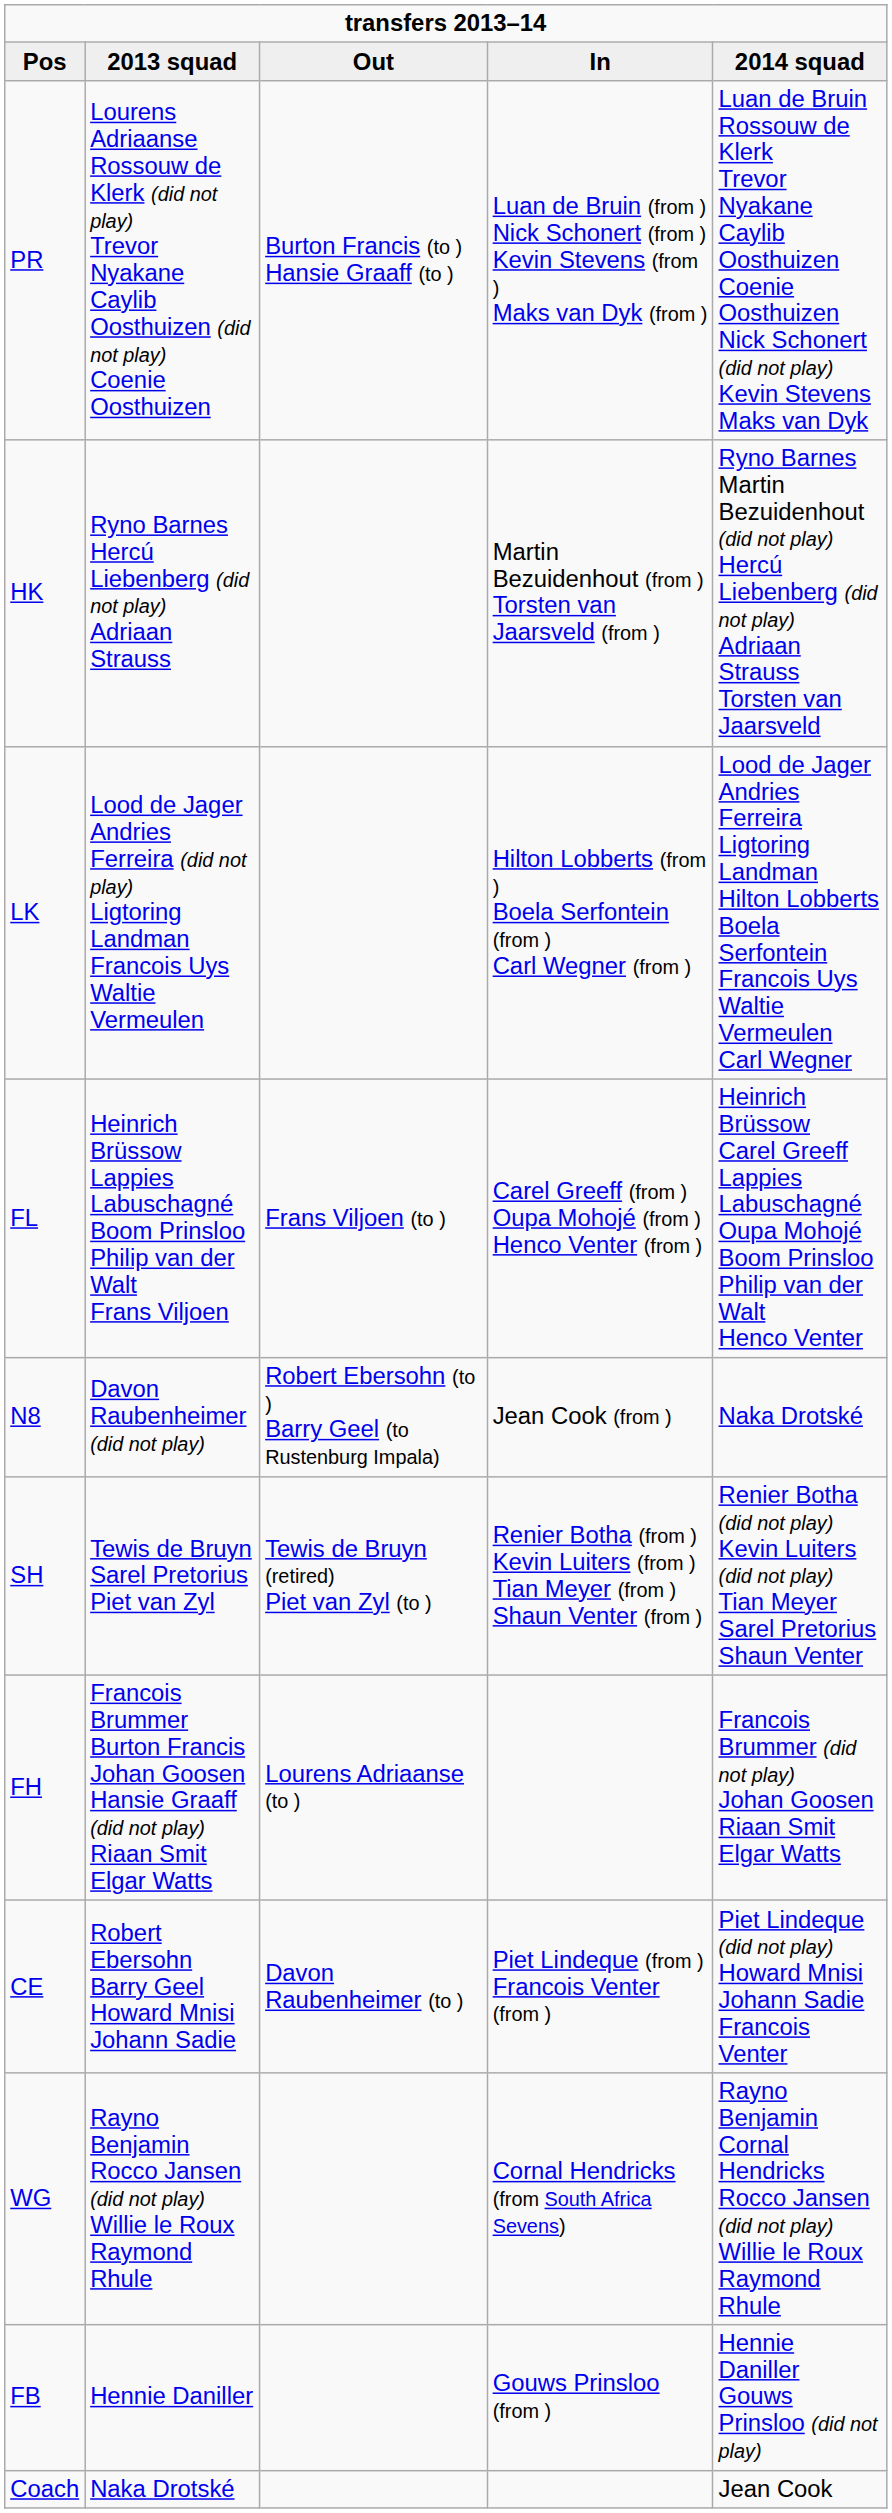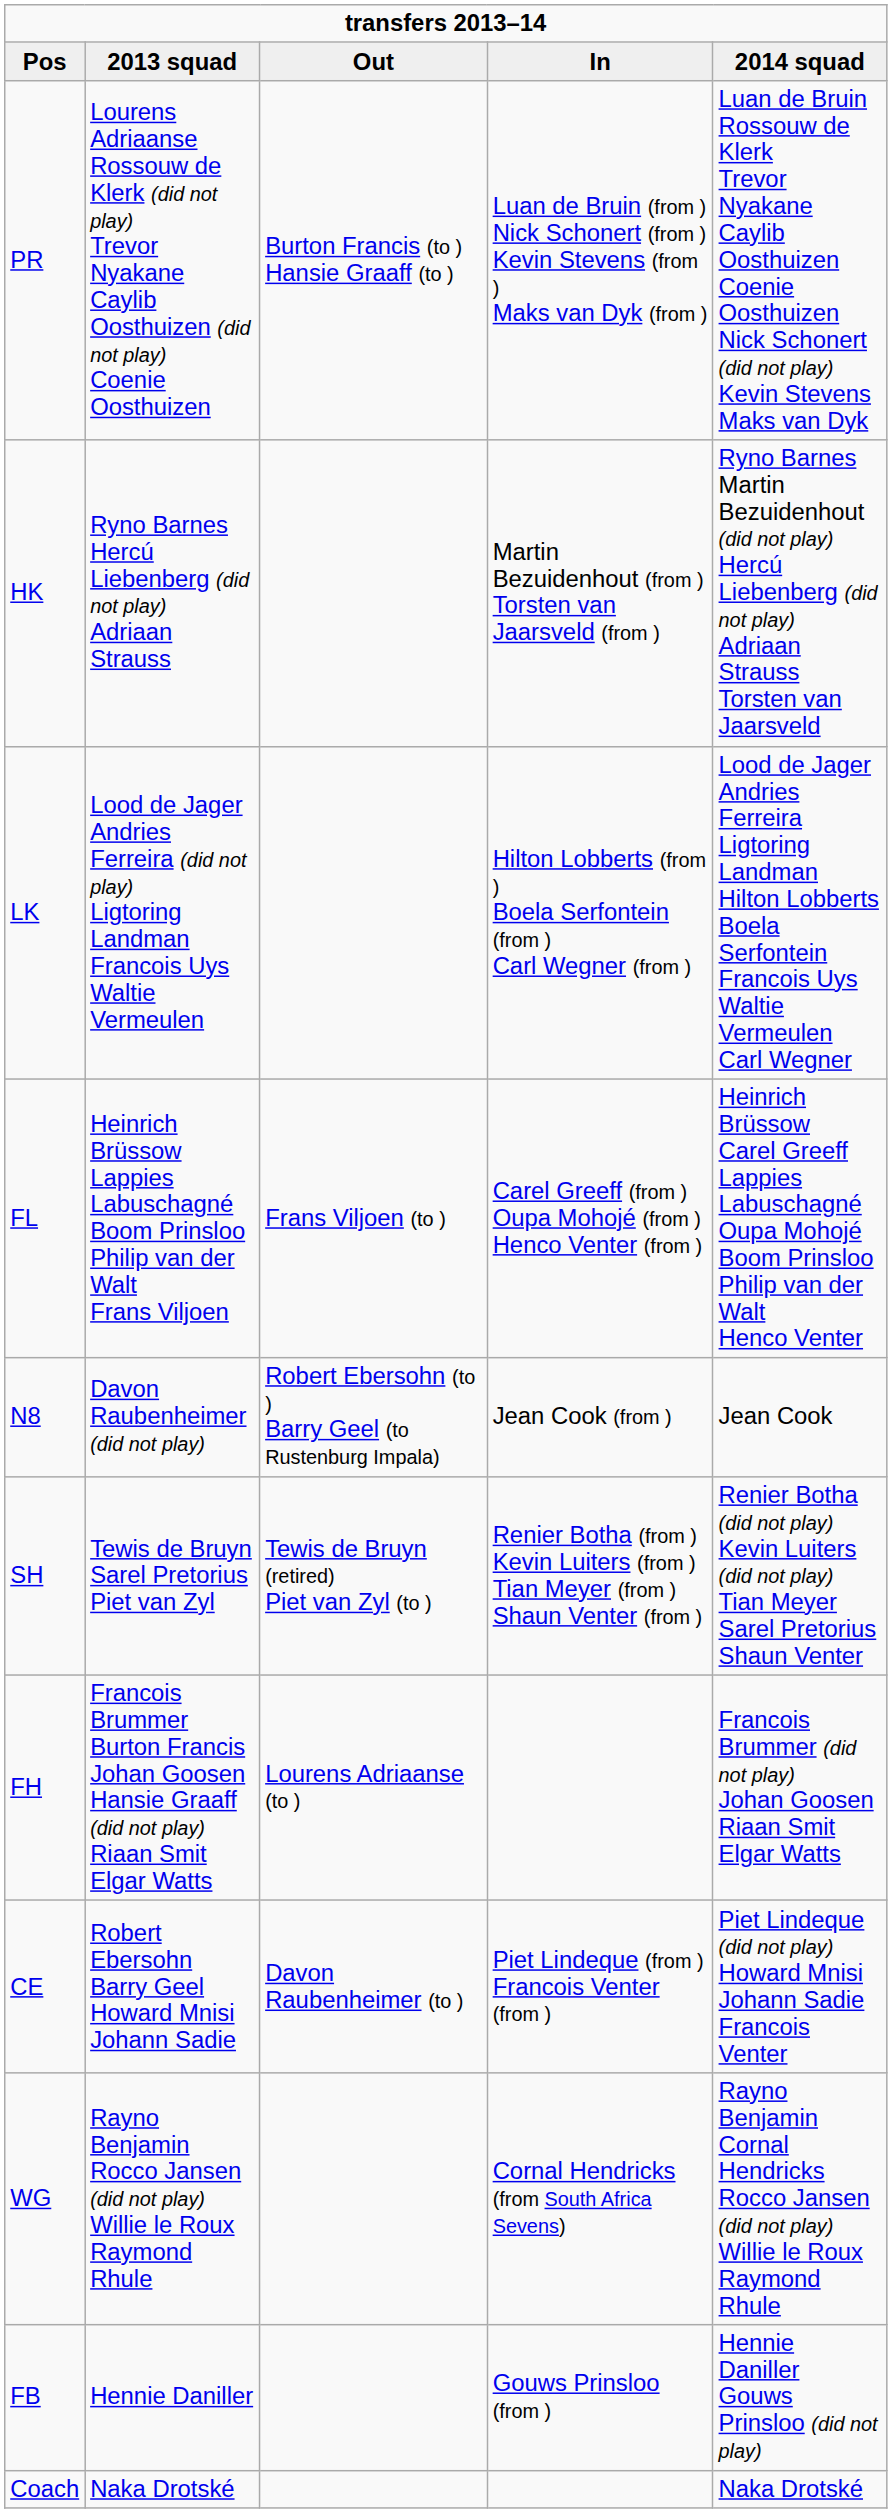(791, 1416) Naka Drotské -> (776, 1416) Jean Cook
(776, 2488) Jean Cook -> (791, 2488) Naka Drotské
